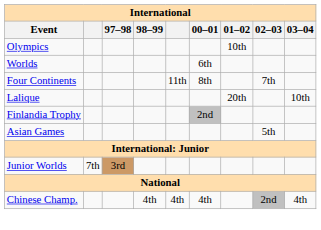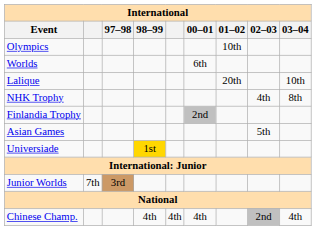- row: (41, 81)
+ row: (35, 98)
+ row: (33, 149)
